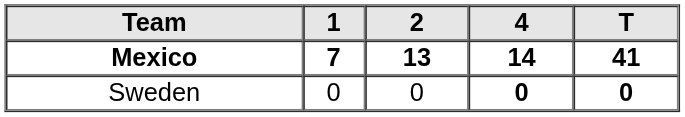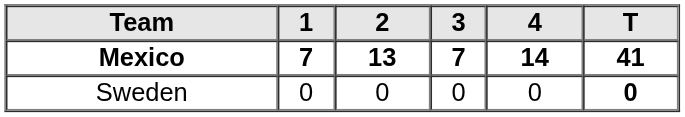+ column: (458, 22)
(522, 92) bold -> (535, 92) normal
